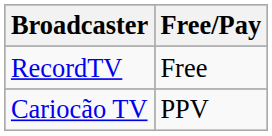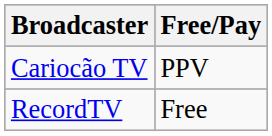rows swapped: (67, 67) <-> (79, 109)
